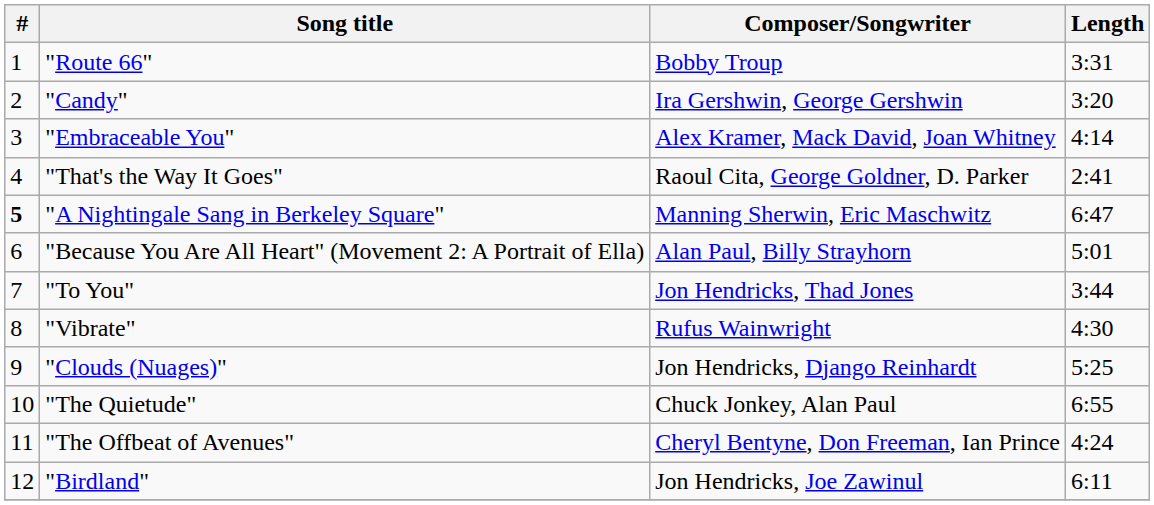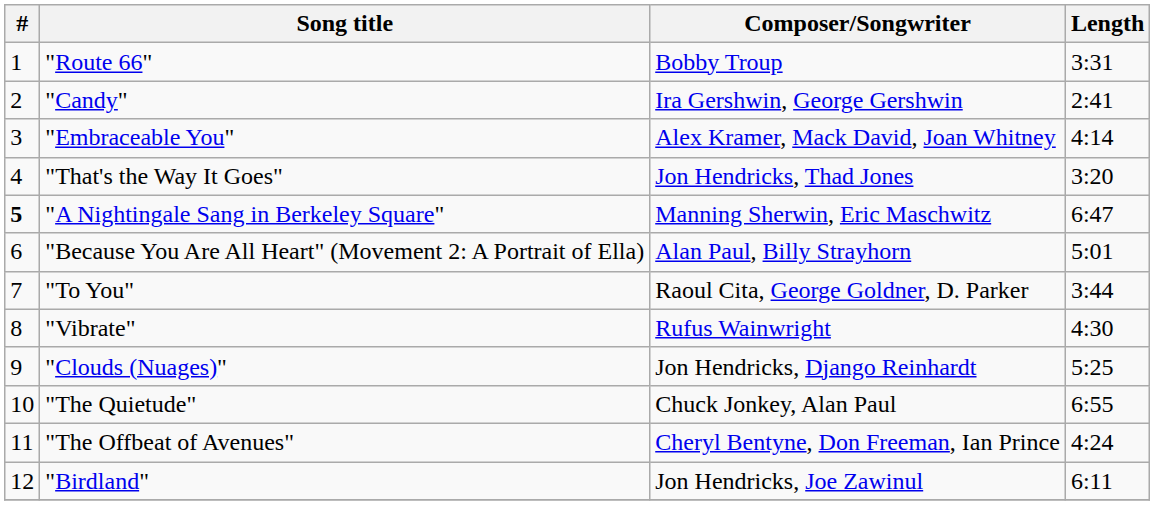(1092, 99) 3:20 -> (1092, 99) 2:41
(842, 175) Raoul Cita, George Goldner, D. Parker -> (784, 175) Jon Hendricks, Thad Jones
(1092, 175) 2:41 -> (1092, 175) 3:20
(784, 289) Jon Hendricks, Thad Jones -> (842, 289) Raoul Cita, George Goldner, D. Parker
